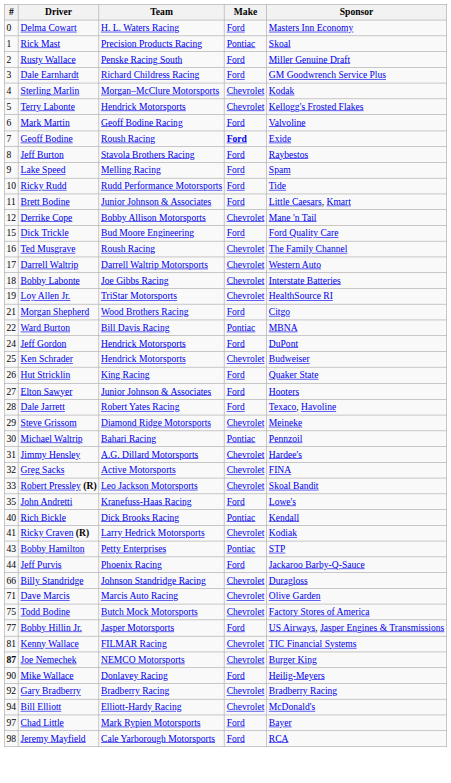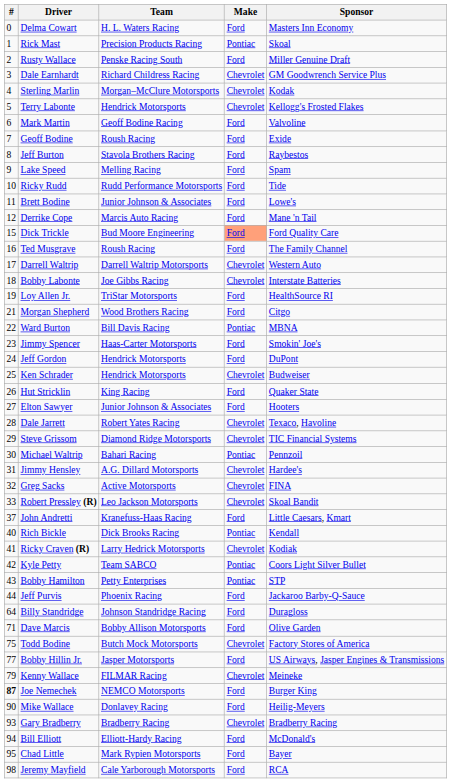(236, 75) Ford -> (246, 75) Chevrolet
(237, 138) bold -> (236, 138) normal
(310, 202) Little Caesars, Kmart -> (282, 202) Lowe's
(153, 217) Bobby Allison Motorsports -> (140, 217) Marcis Auto Racing
(246, 217) Chevrolet -> (236, 217) Ford
(236, 233) no background -> (236, 233) lightsalmon background
(246, 249) Chevrolet -> (236, 249) Ford
(246, 296) Chevrolet -> (236, 296) Ford
+ row: (50, 344)
(236, 407) Ford -> (246, 423) Chevrolet
(286, 423) Meineke -> (313, 438) TIC Financial Systems
(11, 502) 35 -> (11, 517) 37
(282, 502) Lowe's -> (310, 517) Little Caesars, Kmart
+ row: (41, 565)
(11, 580) 66 -> (11, 612) 64
(246, 580) Chevrolet -> (236, 612) Ford
(140, 596) Marcis Auto Racing -> (153, 628) Bobby Allison Motorsports
(246, 596) Chevrolet -> (236, 628) Ford
(11, 644) 81 -> (11, 675) 79
(313, 644) TIC Financial Systems -> (286, 675) Meineke
(246, 659) Chevrolet -> (236, 691) Ford
(11, 691) 92 -> (11, 723) 93
(246, 707) Chevrolet -> (236, 738) Ford
(11, 723) 97 -> (11, 754) 95
